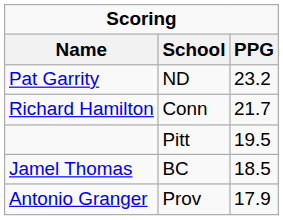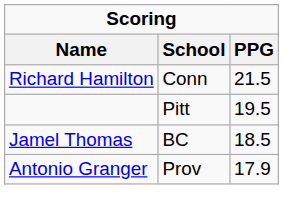- row: (54, 79)
(252, 109) 21.7 -> (252, 79) 21.5
